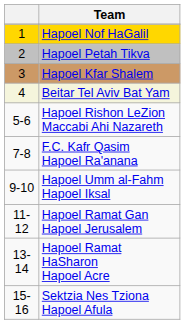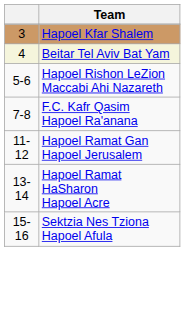- row: (95, 34)
- row: (96, 54)
- row: (103, 187)
